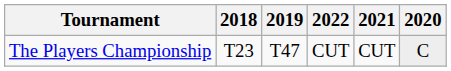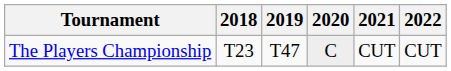columns swapped: (423, 20) <-> (331, 20)
